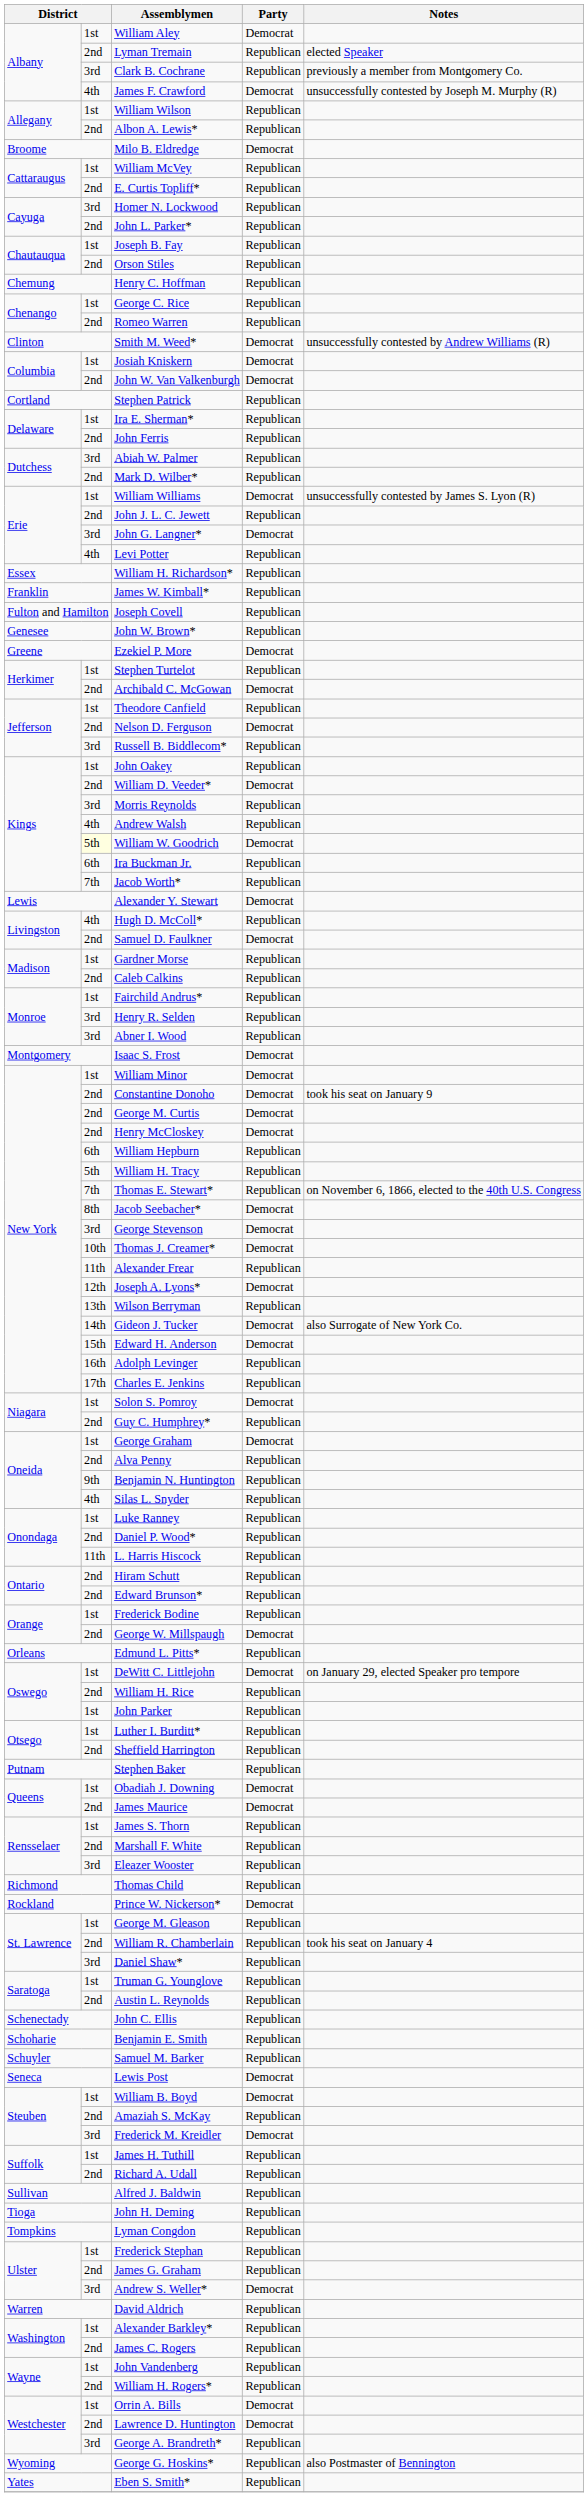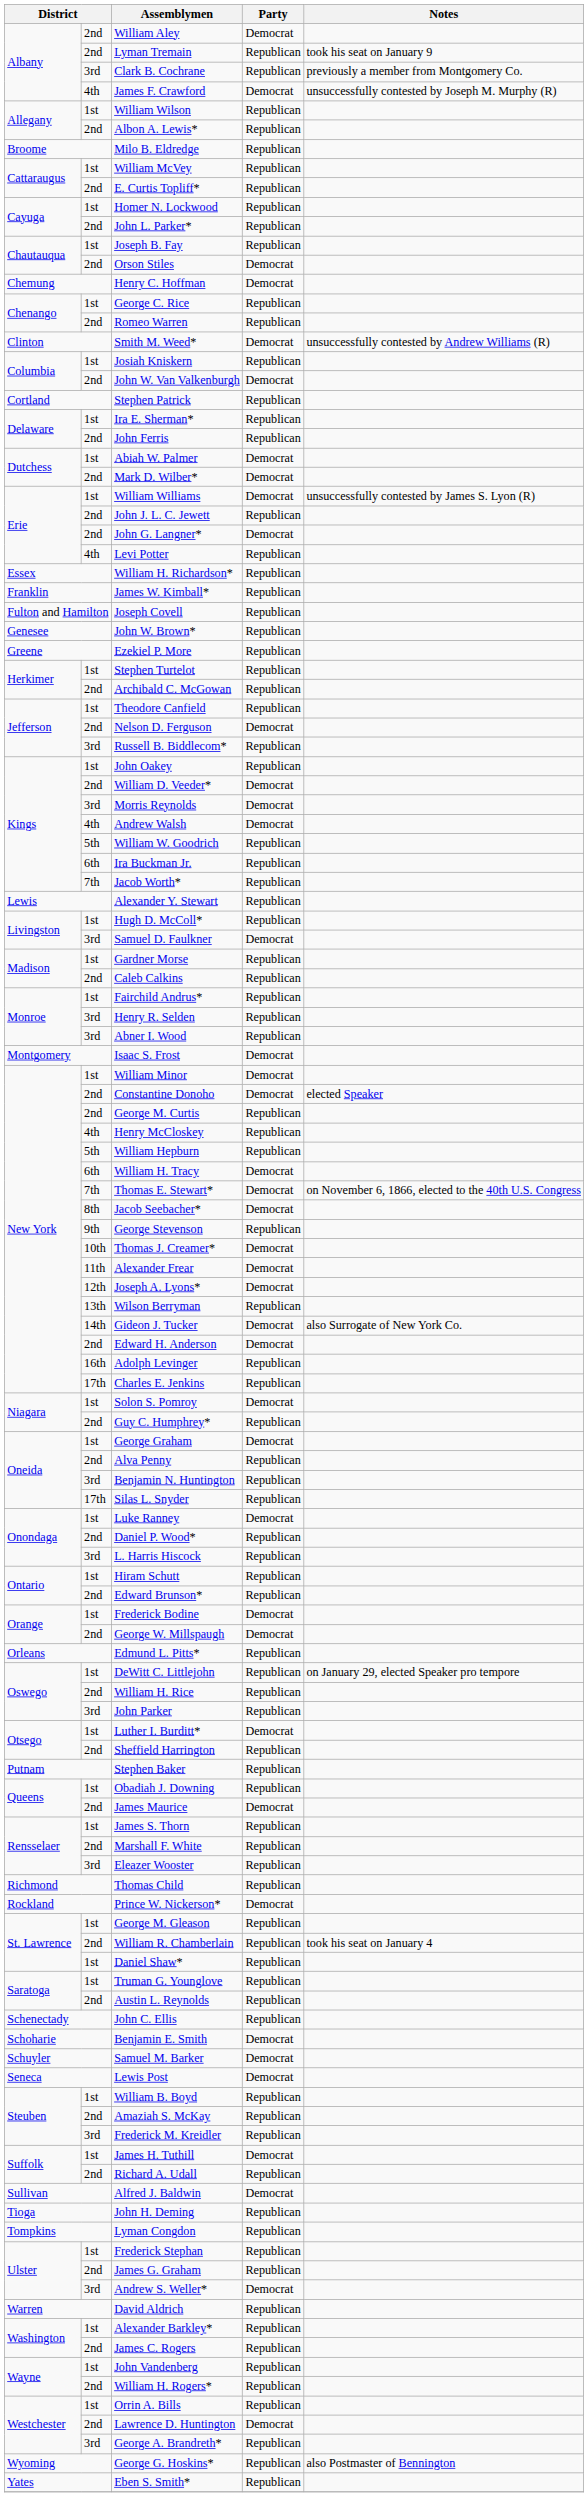(91, 33) 1st -> (93, 33) 2nd
(345, 52) elected Speaker -> (369, 52) took his seat on January 9
(269, 149) Democrat -> (273, 149) Republican
(92, 206) 3rd -> (91, 206) 1st
(273, 264) Republican -> (269, 264) Democrat
(273, 284) Republican -> (269, 284) Democrat
(269, 361) Democrat -> (273, 361) Republican
(92, 457) 3rd -> (91, 457) 1st
(273, 457) Republican -> (269, 457) Democrat
(273, 476) Republican -> (269, 476) Democrat
(92, 534) 3rd -> (93, 534) 2nd
(269, 650) Democrat -> (273, 650) Republican
(269, 689) Democrat -> (273, 689) Republican
(273, 804) Republican -> (269, 804) Democrat
(273, 824) Republican -> (269, 824) Democrat
(92, 843) lightyellow background -> (92, 843) no background
(269, 843) Democrat -> (273, 843) Republican
(269, 901) Democrat -> (273, 901) Republican
(92, 920) 4th -> (91, 920) 1st
(93, 939) 2nd -> (92, 939) 3rd
(369, 1094) took his seat on January 9 -> (345, 1094) elected Speaker
(269, 1113) Democrat -> (273, 1113) Republican
(93, 1132) 2nd -> (92, 1132) 4th
(269, 1132) Democrat -> (273, 1132) Republican
(92, 1151) 6th -> (92, 1151) 5th
(92, 1171) 5th -> (92, 1171) 6th
(273, 1171) Republican -> (269, 1171) Democrat
(273, 1190) Republican -> (269, 1190) Democrat
(92, 1229) 3rd -> (92, 1229) 9th
(269, 1229) Democrat -> (273, 1229) Republican
(273, 1267) Republican -> (269, 1267) Democrat
(95, 1344) 15th -> (93, 1344) 2nd
(92, 1479) 9th -> (92, 1479) 3rd
(92, 1499) 4th -> (95, 1499) 17th
(273, 1518) Republican -> (269, 1518) Democrat
(95, 1556) 11th -> (92, 1556) 3rd
(93, 1576) 2nd -> (91, 1576) 1st
(273, 1614) Republican -> (269, 1614) Democrat
(269, 1672) Democrat -> (273, 1672) Republican
(91, 1711) 1st -> (92, 1711) 3rd
(273, 1730) Republican -> (269, 1730) Democrat
(269, 1788) Democrat -> (273, 1788) Republican
(92, 1961) 3rd -> (91, 1961) 1st
(273, 2039) Republican -> (269, 2039) Democrat
(273, 2058) Republican -> (269, 2058) Democrat
(269, 2096) Democrat -> (273, 2096) Republican
(269, 2135) Democrat -> (273, 2135) Republican
(273, 2154) Republican -> (269, 2154) Democrat
(273, 2193) Republican -> (269, 2193) Democrat
(269, 2405) Democrat -> (273, 2405) Republican
